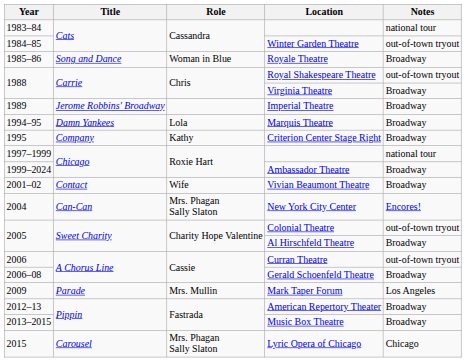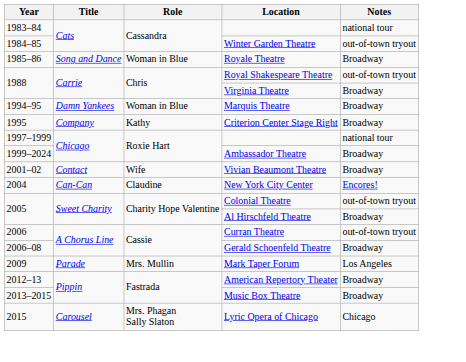- row: (17, 106)
(178, 122) Lola -> (157, 106) Woman in Blue
(194, 206) Mrs. Phagan Sally Slaton -> (144, 185) Claudine
